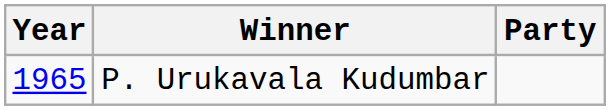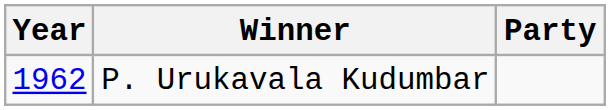(50, 81) 1965 -> (50, 81) 1962
